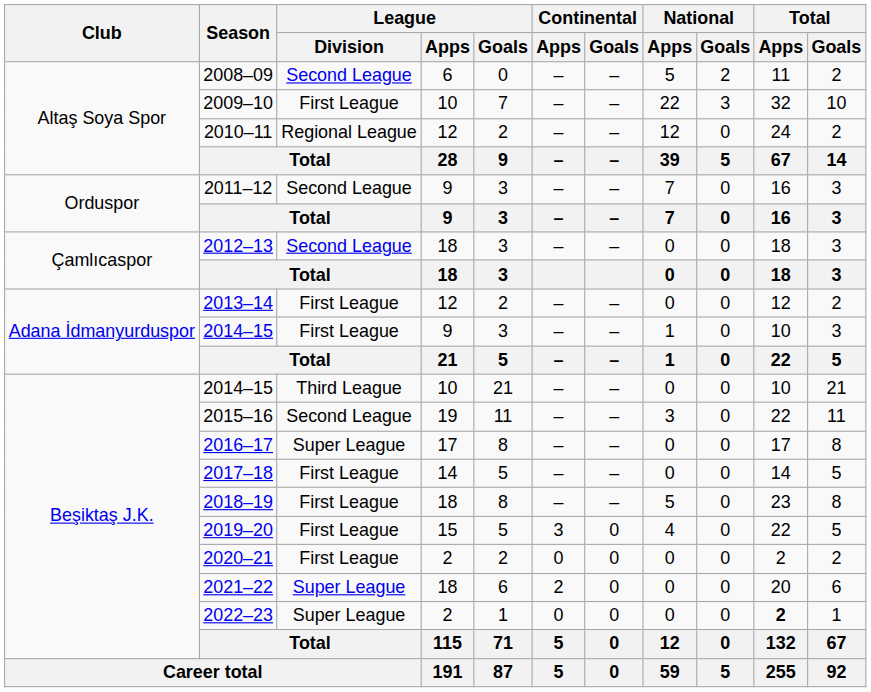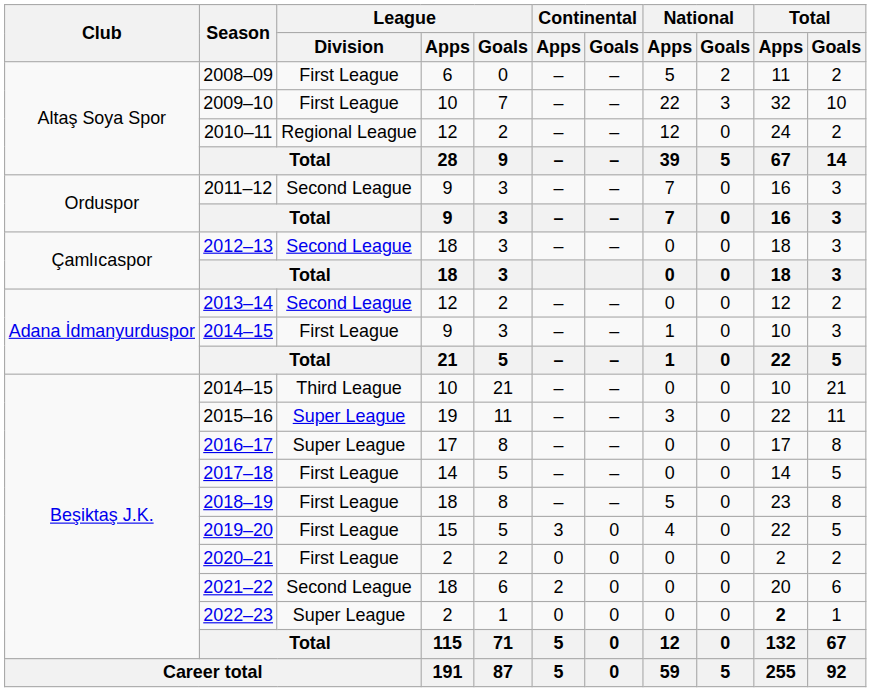(349, 75) Second League -> (349, 75) First League
(349, 302) First League -> (349, 302) Second League
(349, 416) Second League -> (349, 416) Super League
(349, 587) Super League -> (349, 587) Second League
